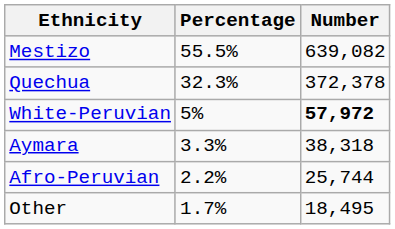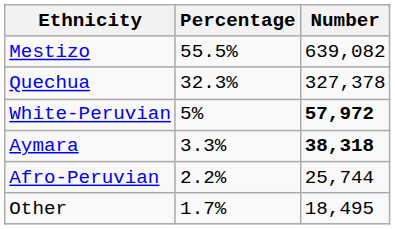(345, 83) 372,378 -> (345, 83) 327,378
(339, 146) normal -> (339, 146) bold
